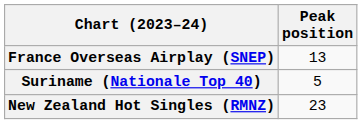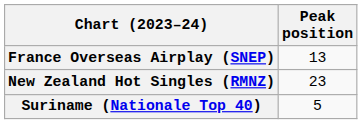rows swapped: (142, 106) <-> (142, 82)
